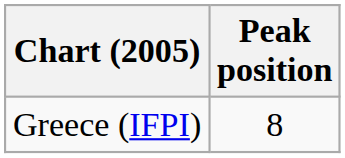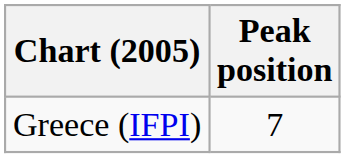(275, 123) 8 -> (275, 123) 7
